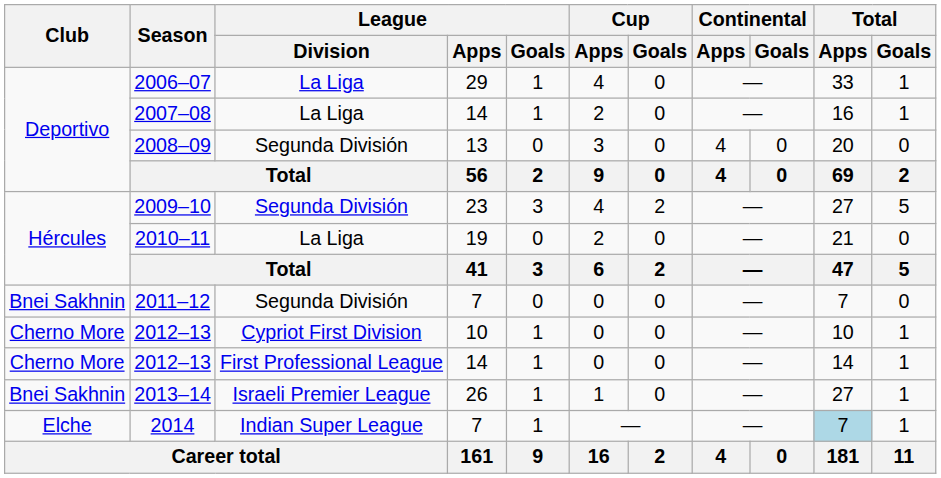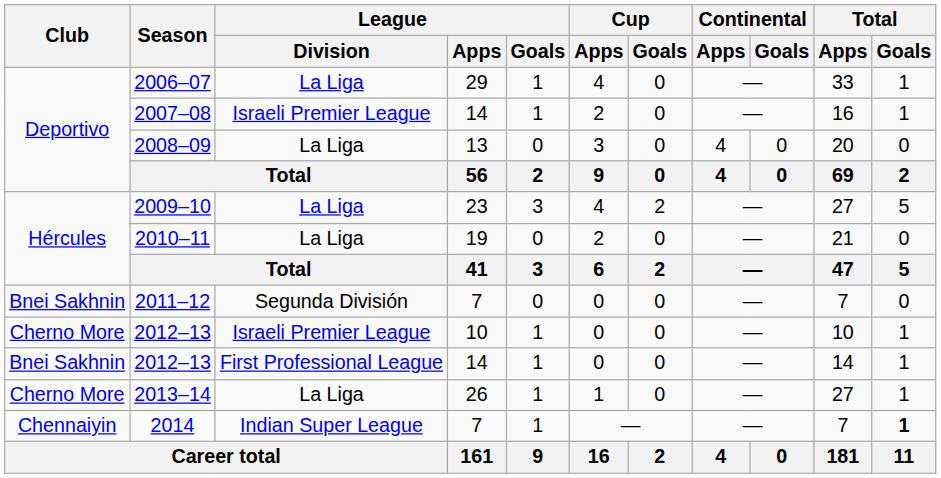(331, 113) La Liga -> (331, 113) Israeli Premier League
(331, 144) Segunda División -> (331, 144) La Liga
(331, 207) Segunda División -> (331, 207) La Liga
(331, 332) Cypriot First Division -> (331, 332) Israeli Premier League
(67, 363) Cherno More -> (67, 363) Bnei Sakhnin
(67, 394) Bnei Sakhnin -> (67, 394) Cherno More
(331, 394) Israeli Premier League -> (331, 394) La Liga
(67, 425) Elche -> (67, 425) Chennaiyin
(843, 425) lightblue background -> (843, 425) no background
(904, 425) normal -> (904, 425) bold
